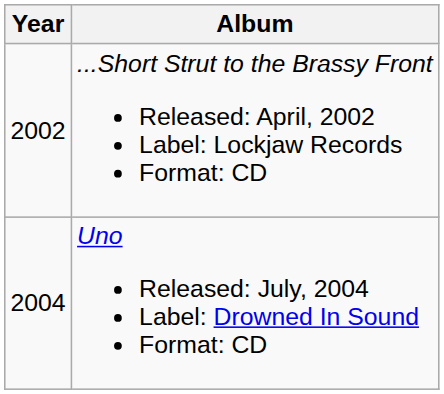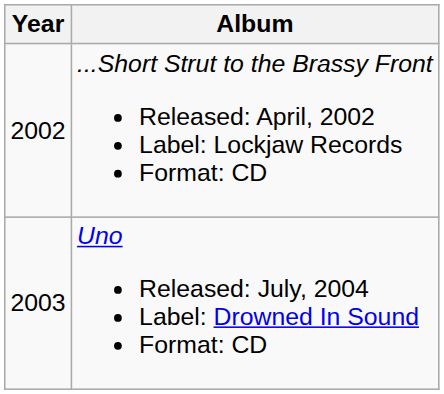(38, 302) 2004 -> (38, 302) 2003
